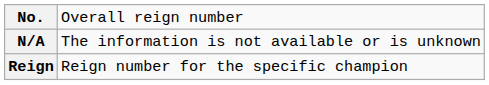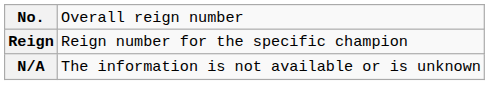rows swapped: (31, 67) <-> (31, 42)
